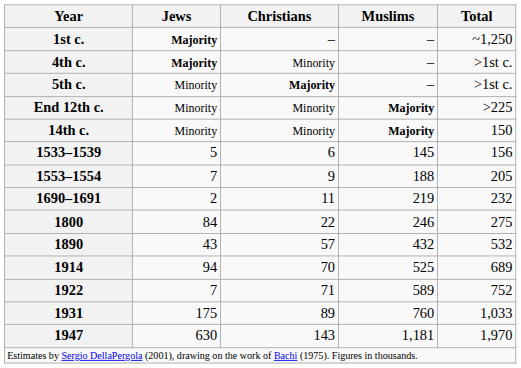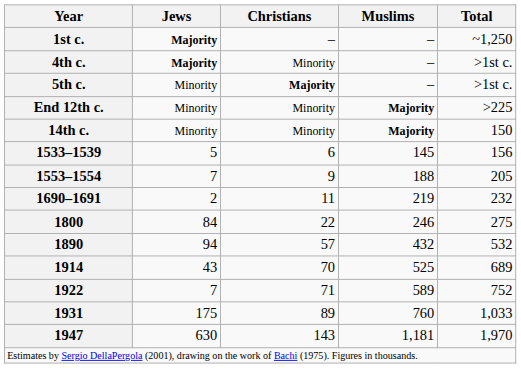(210, 244) 43 -> (210, 244) 94
(210, 267) 94 -> (210, 267) 43
